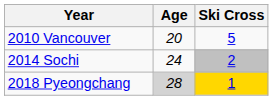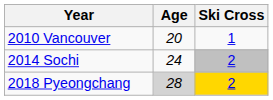(231, 38) 5 -> (231, 38) 1
(231, 83) 1 -> (231, 83) 2
